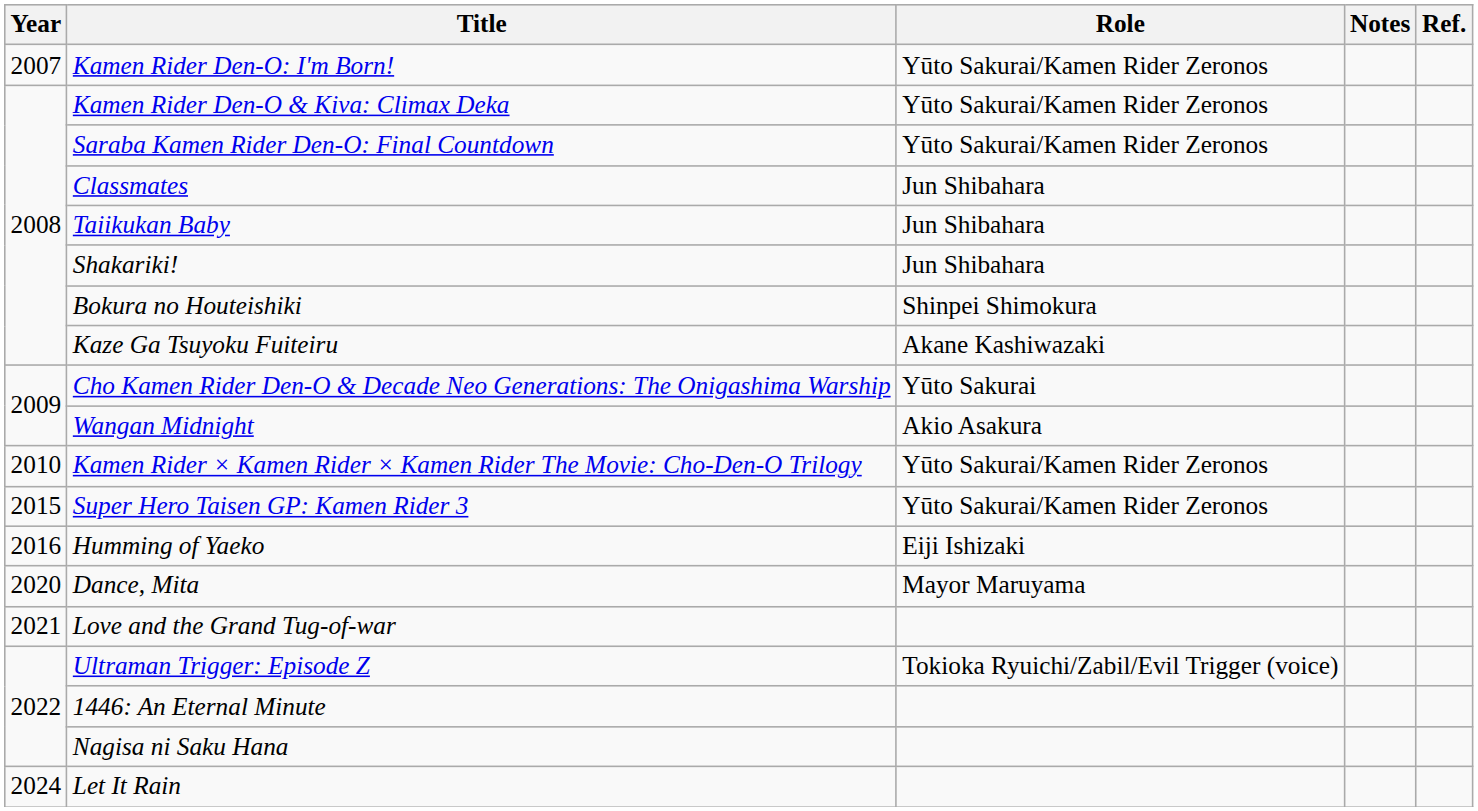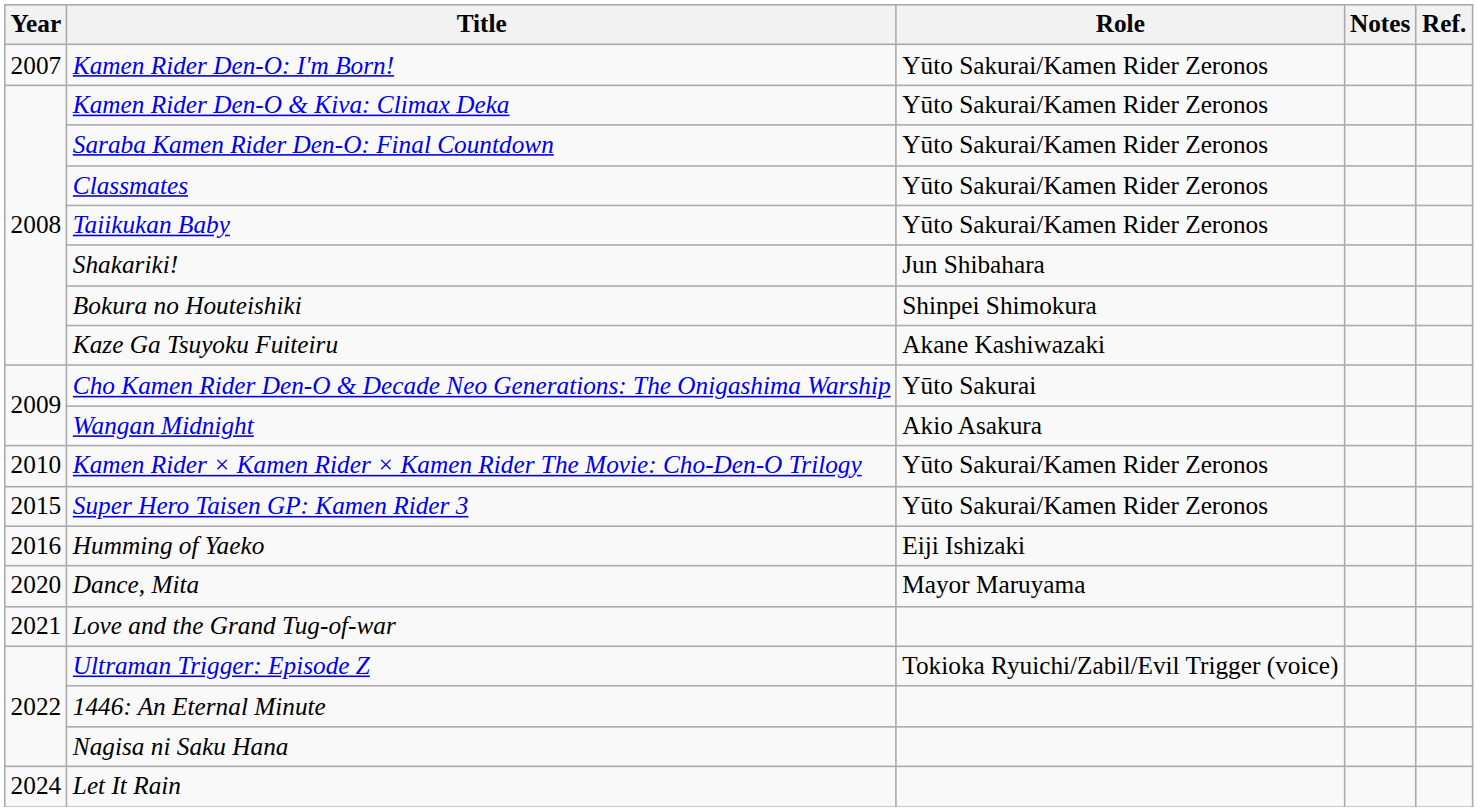(974, 184) Jun Shibahara -> (1085, 184) Yūto Sakurai/Kamen Rider Zeronos
(974, 225) Jun Shibahara -> (1085, 225) Yūto Sakurai/Kamen Rider Zeronos
